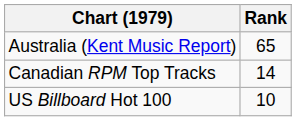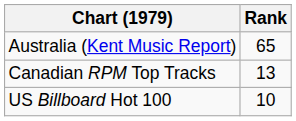(266, 73) 14 -> (266, 73) 13
